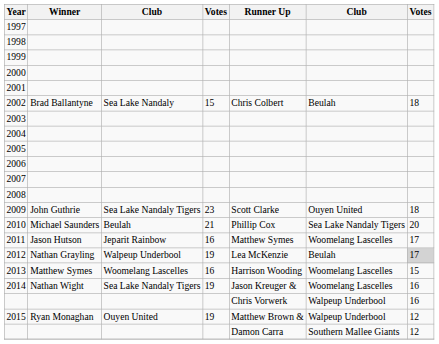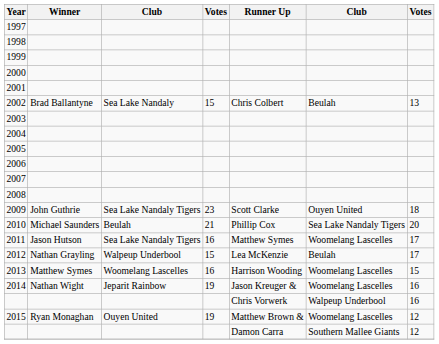(414, 103) 18 -> (414, 103) 13
(135, 240) Jeparit Rainbow -> (152, 240) Sea Lake Nandaly Tigers
(210, 255) 19 -> (210, 255) 15
(414, 255) lightgrey background -> (414, 255) no background
(152, 286) Sea Lake Nandaly Tigers -> (135, 286) Jeparit Rainbow
(347, 316) Walpeup Underbool -> (350, 316) Woomelang Lascelles
